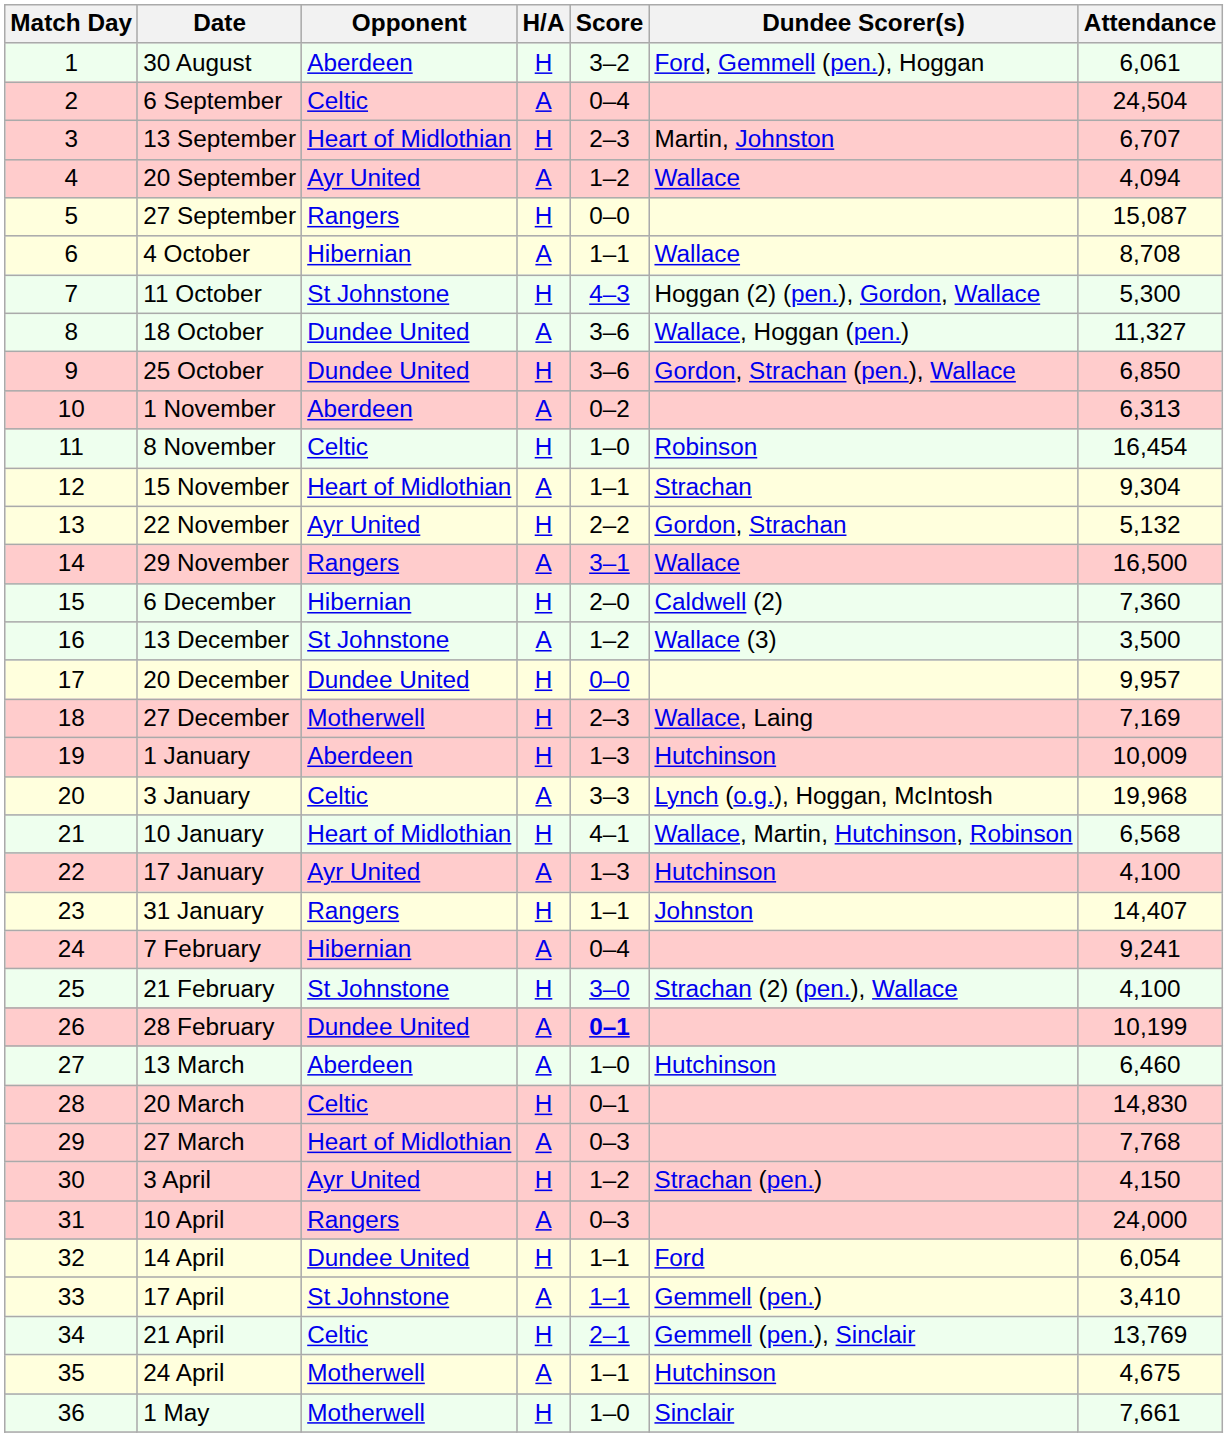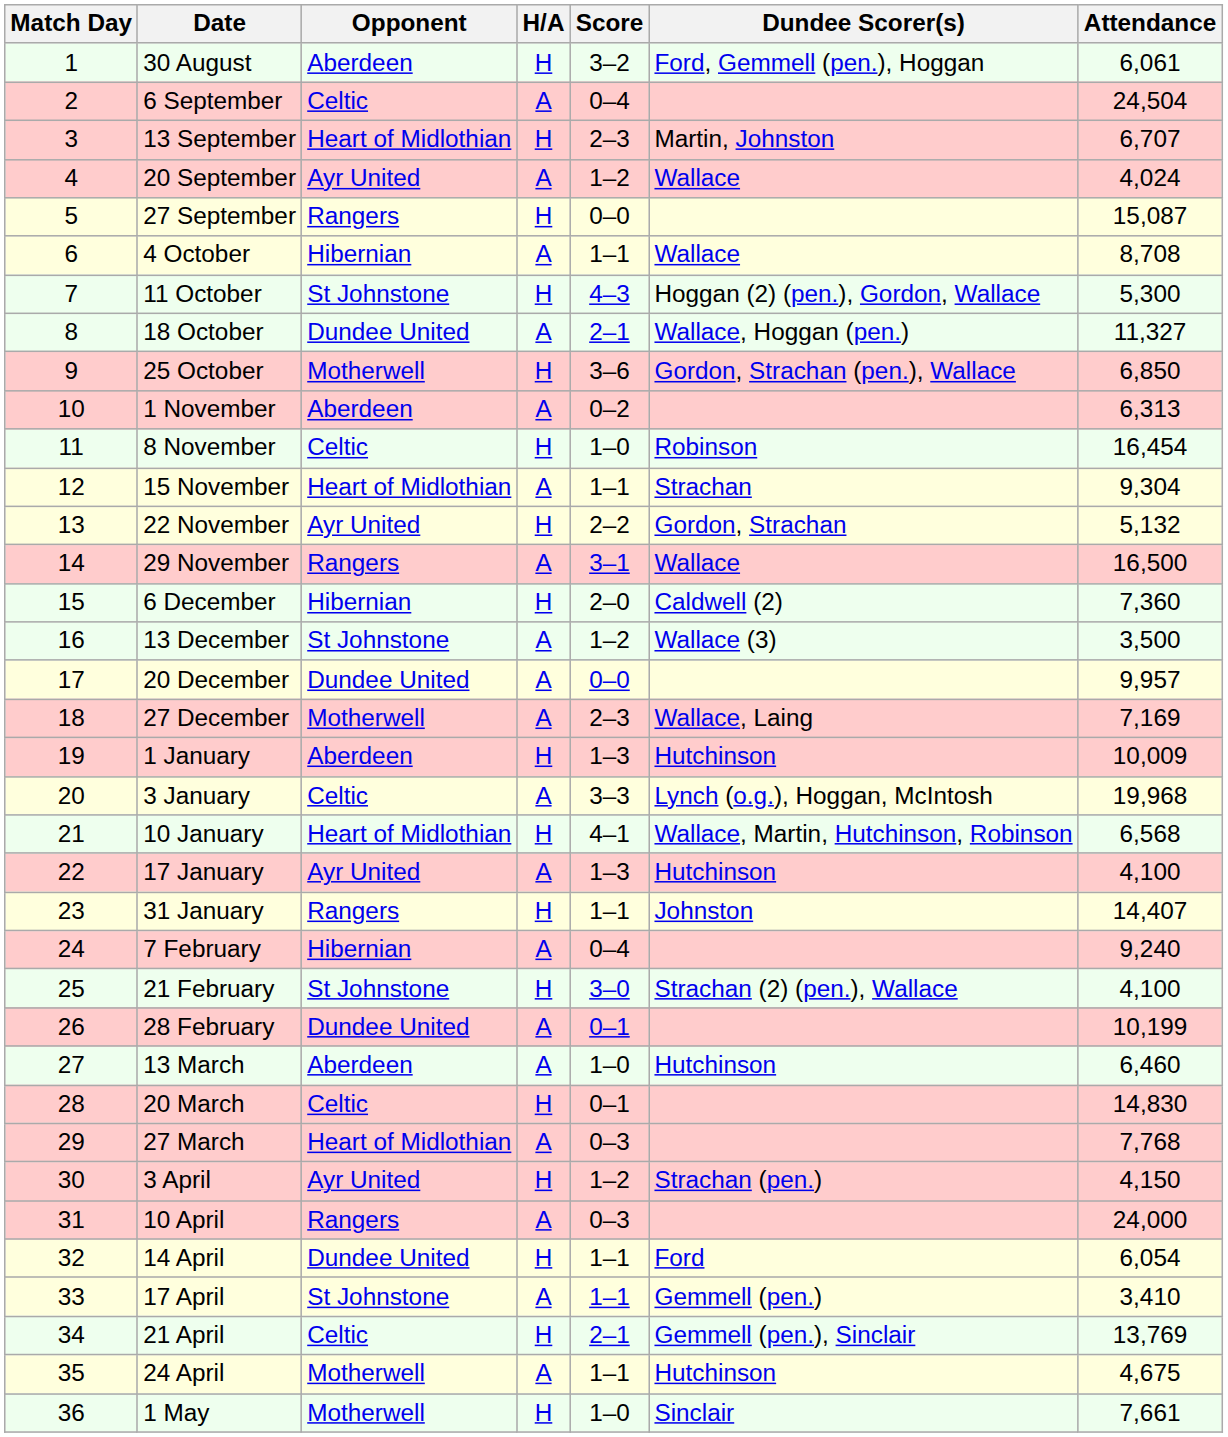(1150, 178) 4,094 -> (1150, 178) 4,024
(609, 332) 3–6 -> (609, 332) 2–1
(388, 370) Dundee United -> (366, 370) Motherwell
(544, 679) H -> (543, 679) A
(544, 718) H -> (543, 718) A
(1150, 949) 9,241 -> (1150, 949) 9,240
(609, 1026) bold -> (609, 1026) normal
